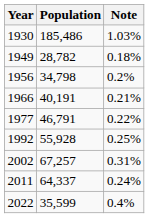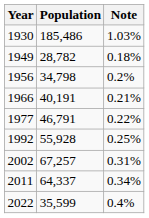(124, 181) 0.24% -> (124, 181) 0.34%
